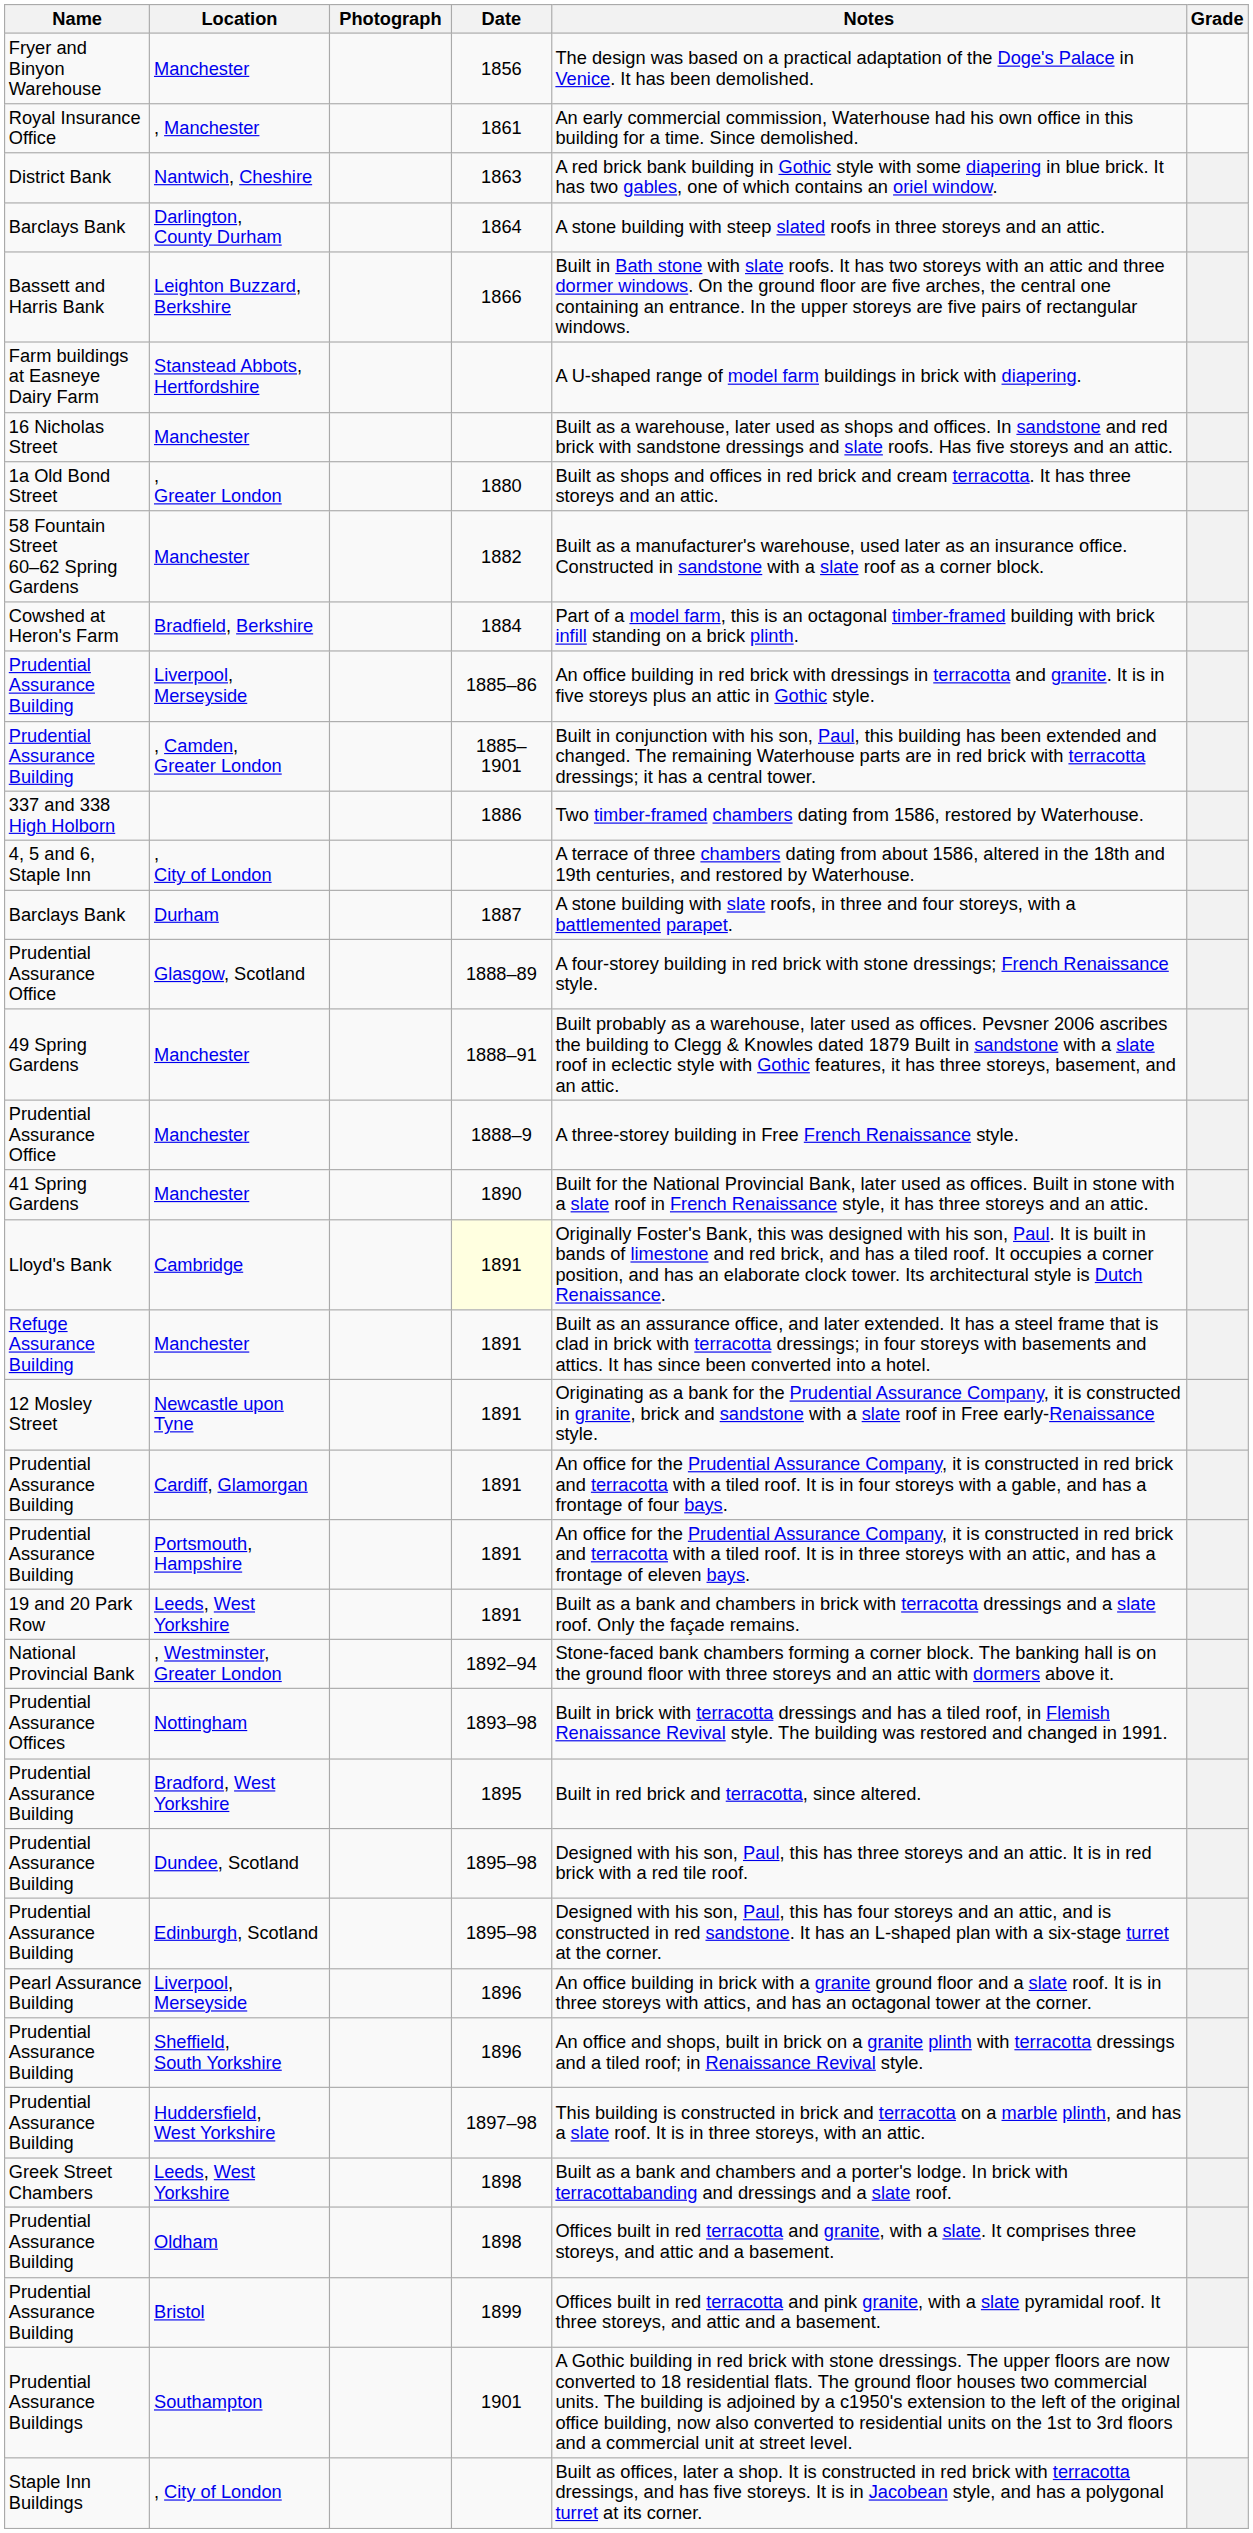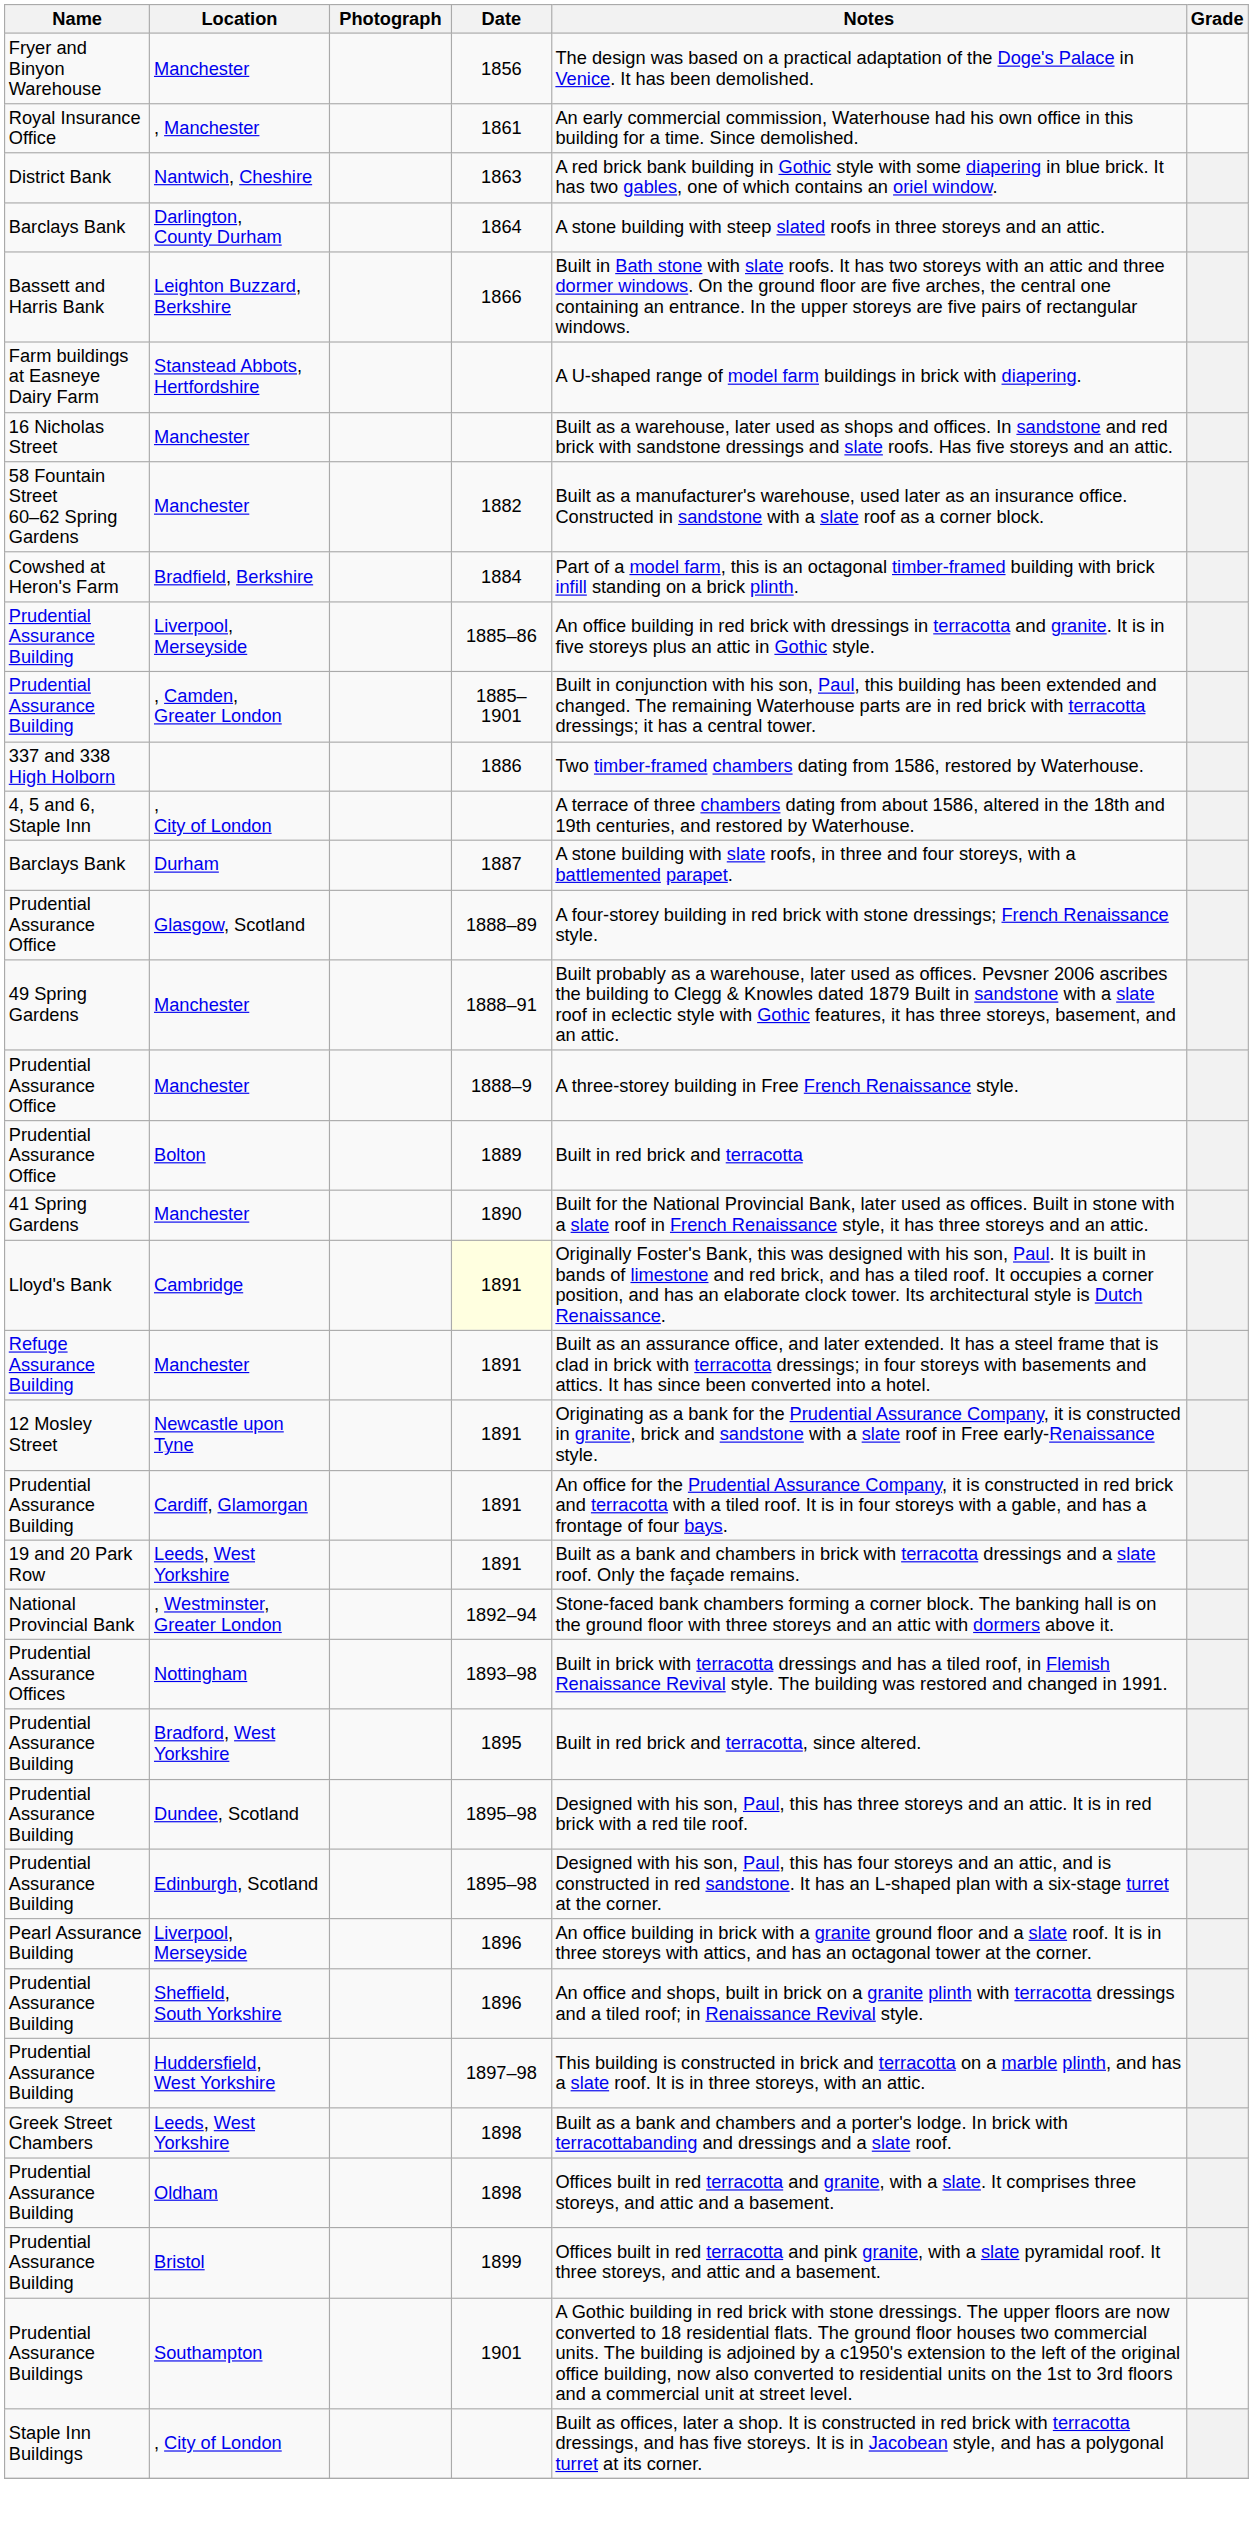- row: (59, 486)
+ row: (52, 1155)
- row: (52, 1554)
